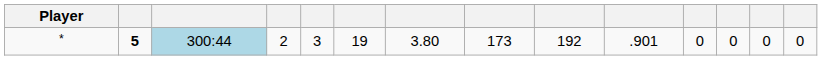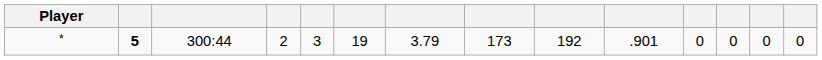(209, 41) lightblue background -> (209, 41) no background
(425, 41) 3.80 -> (425, 41) 3.79
